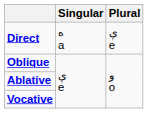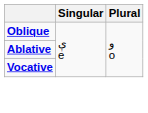- row: (23, 38)
